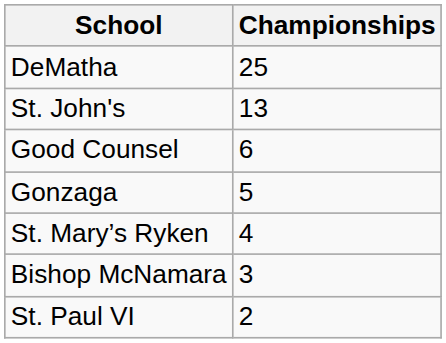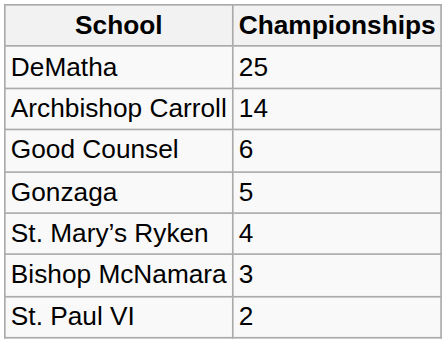+ row: (119, 108)
- row: (68, 108)
